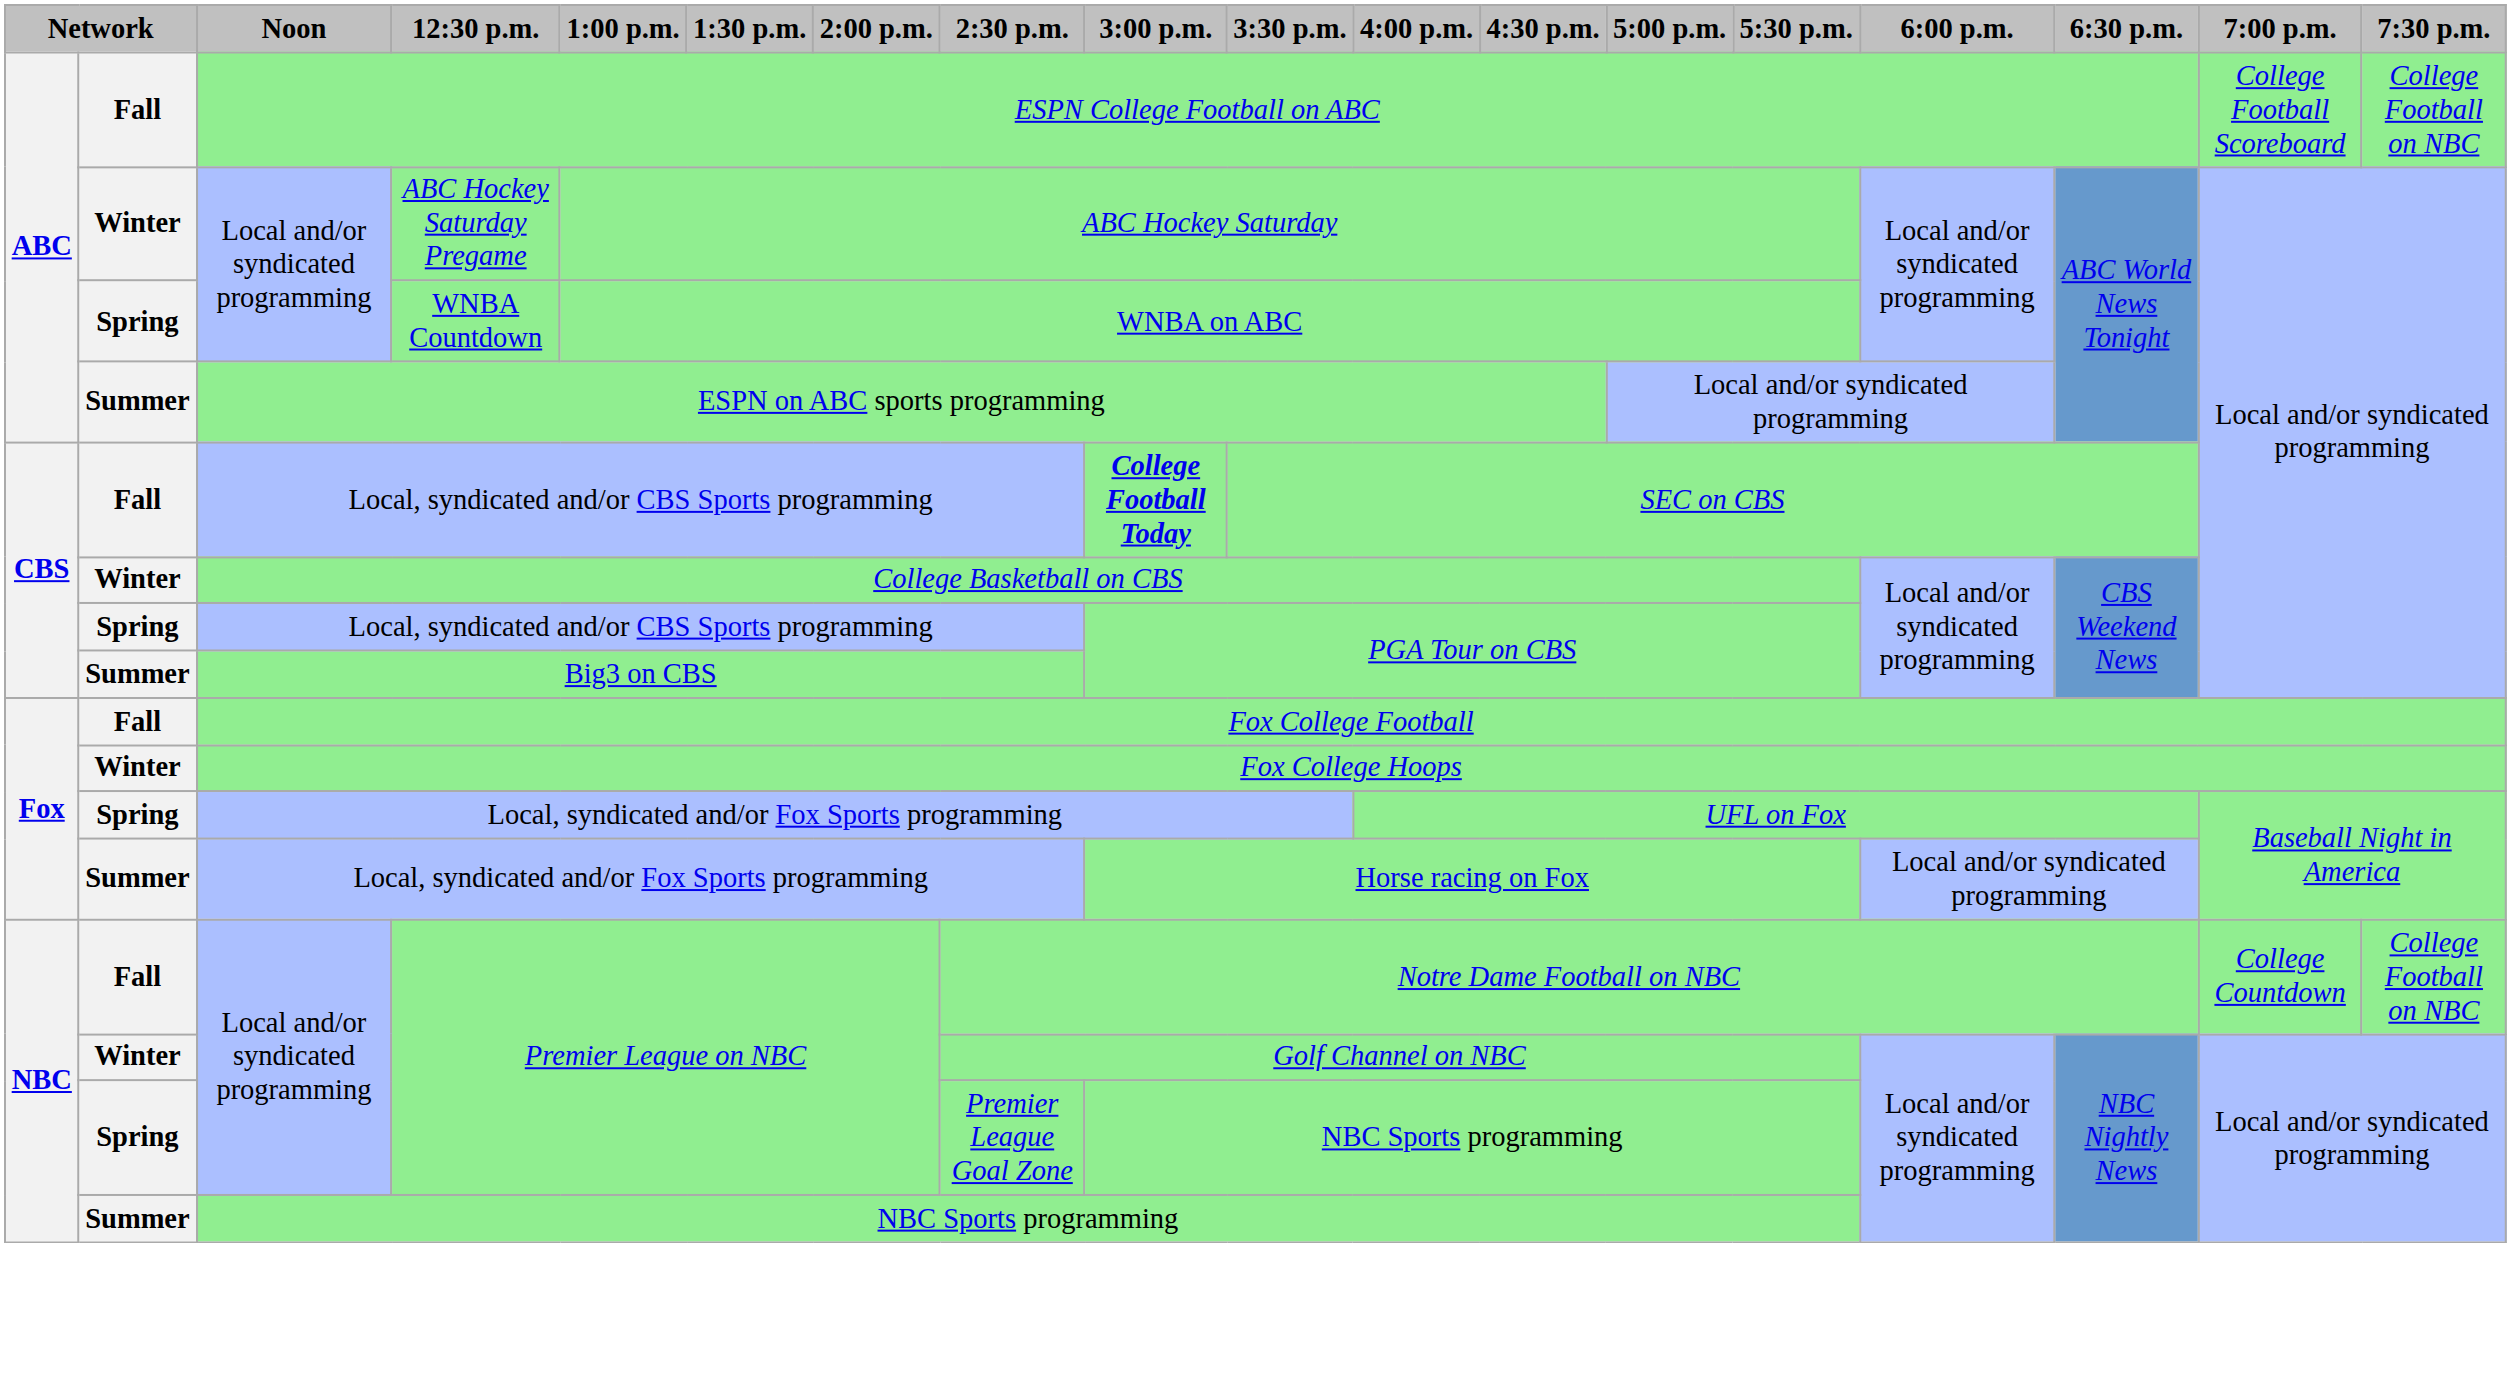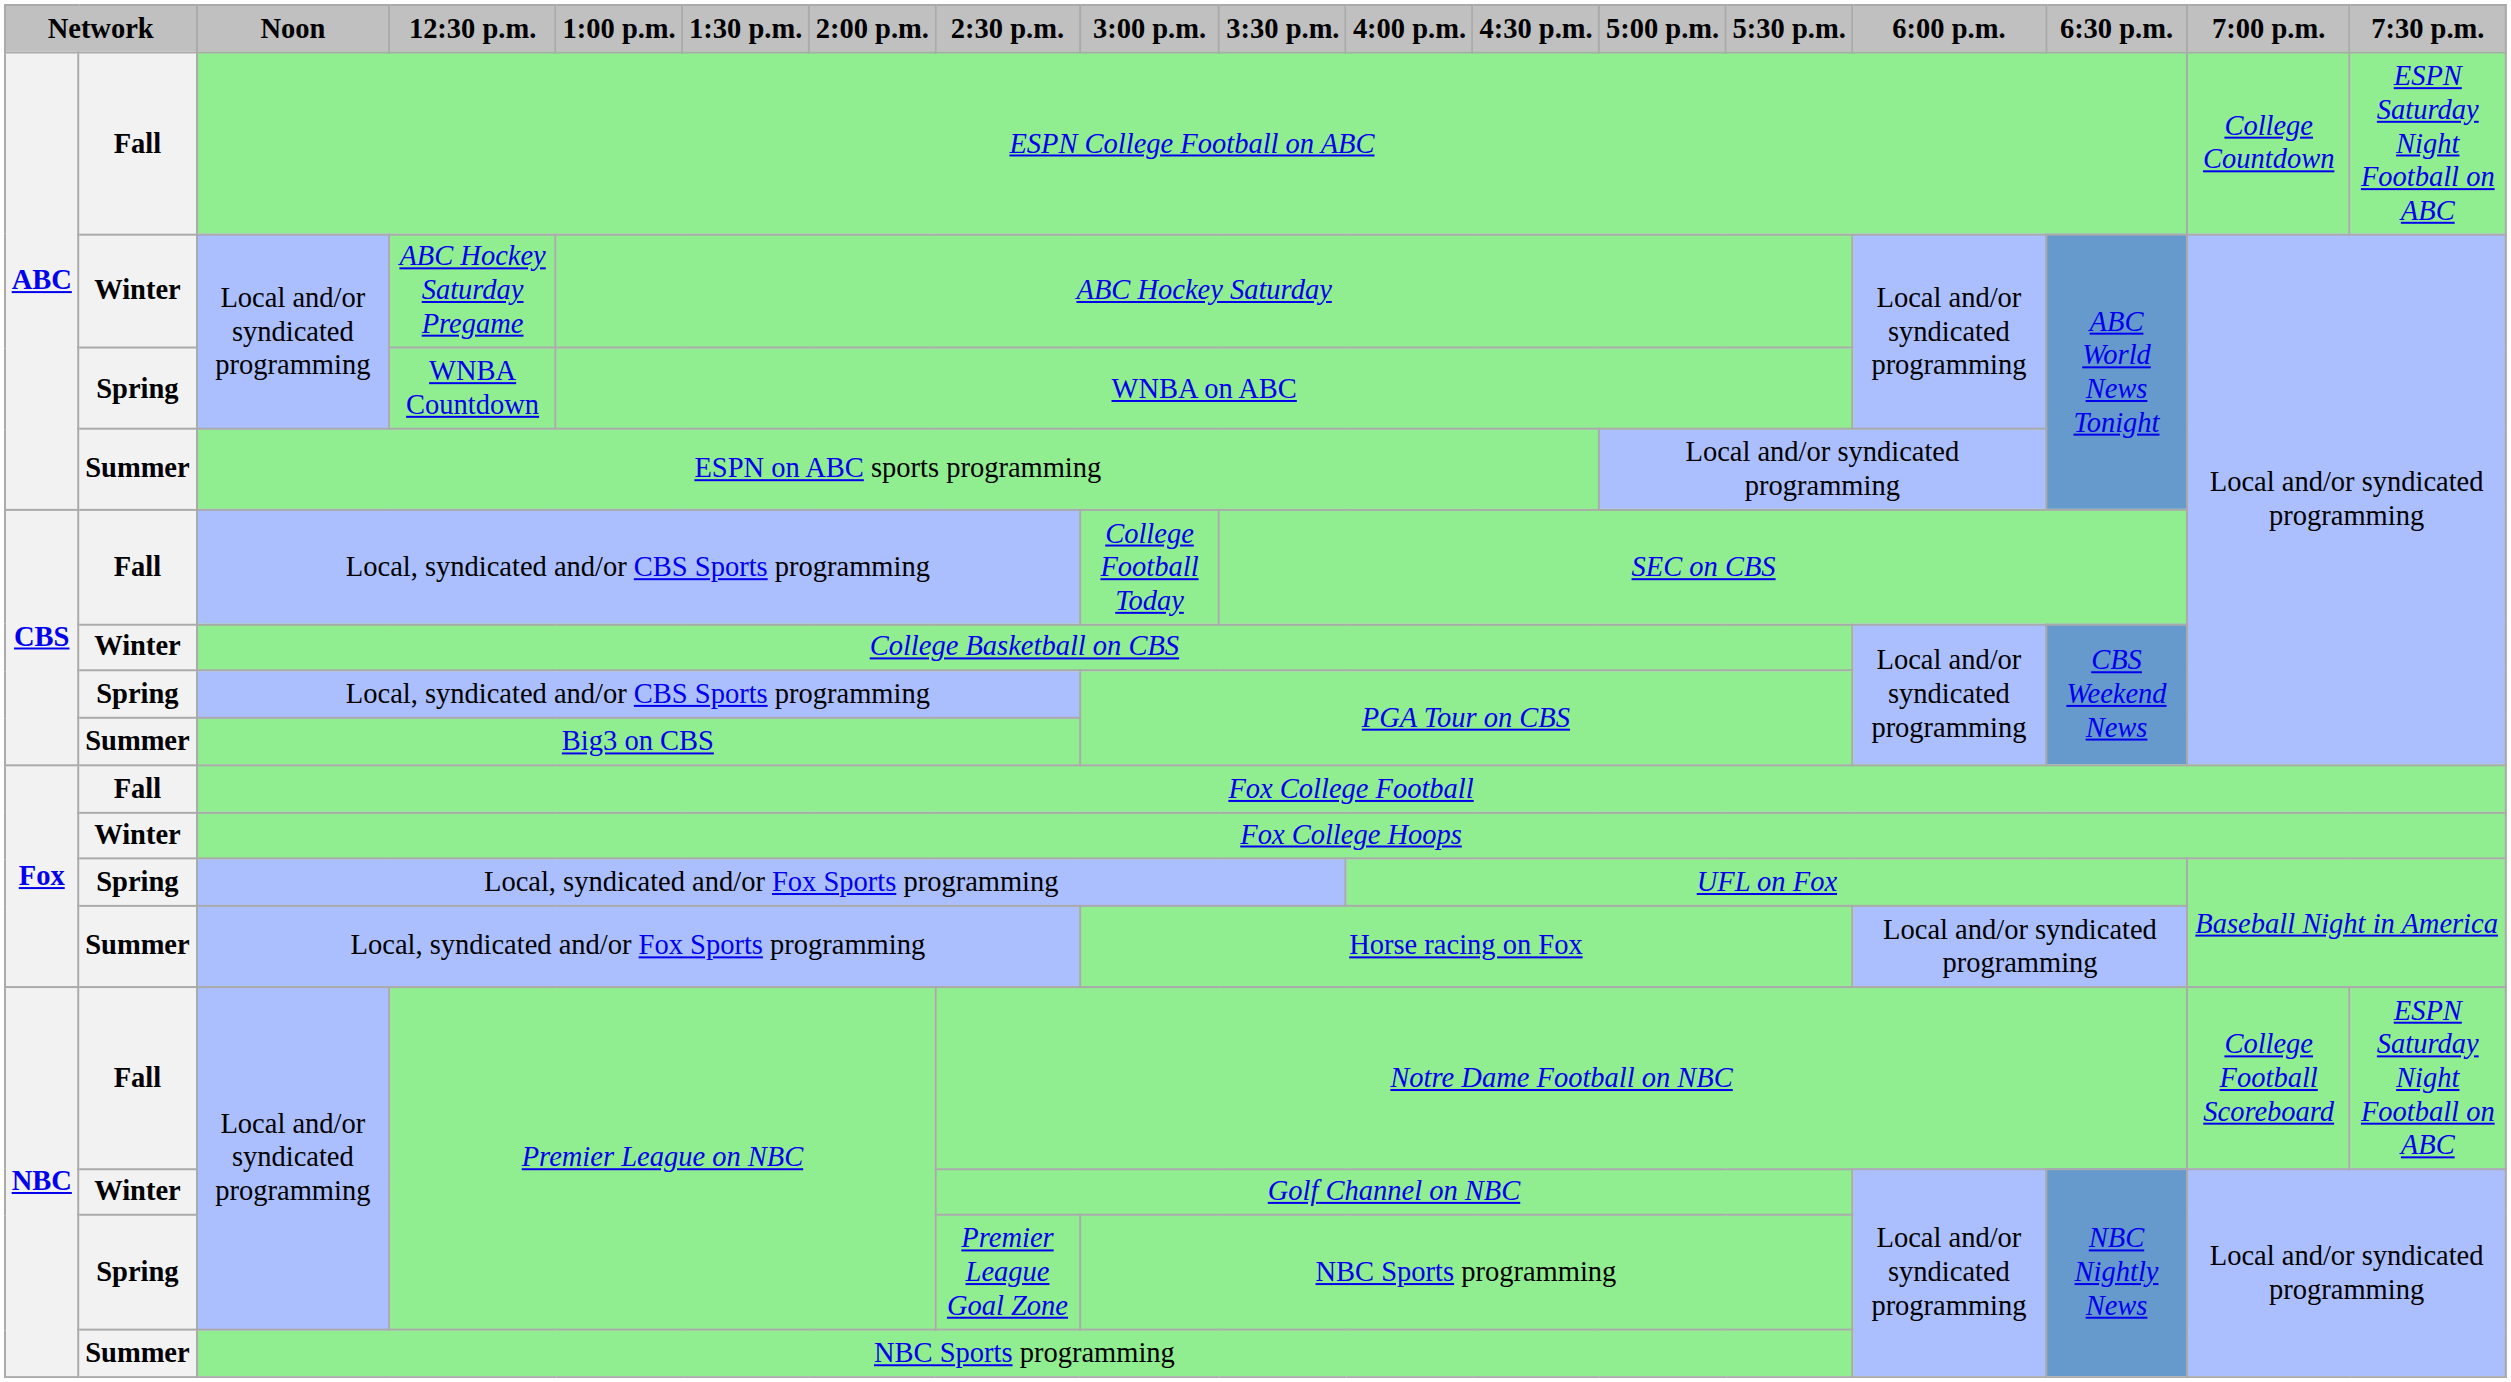(2280, 109) College Football Scoreboard -> (2269, 142) College Countdown
(2434, 109) College Football on NBC -> (2428, 142) ESPN Saturday Night Football on ABC
(1156, 499) bold -> (1150, 566) normal
(2280, 976) College Countdown -> (2269, 1077) College Football Scoreboard
(2434, 976) College Football on NBC -> (2428, 1077) ESPN Saturday Night Football on ABC
